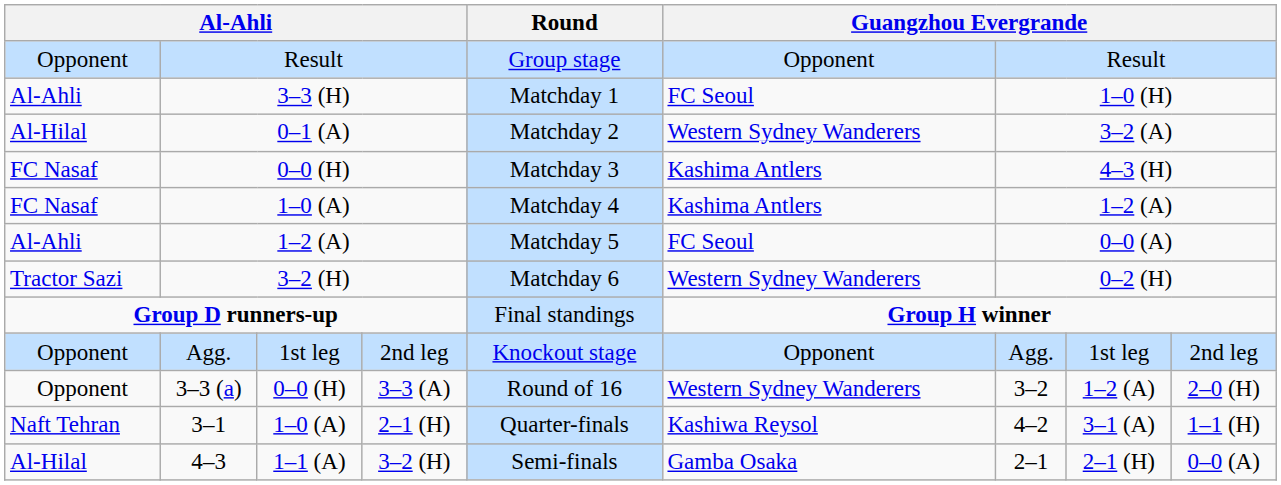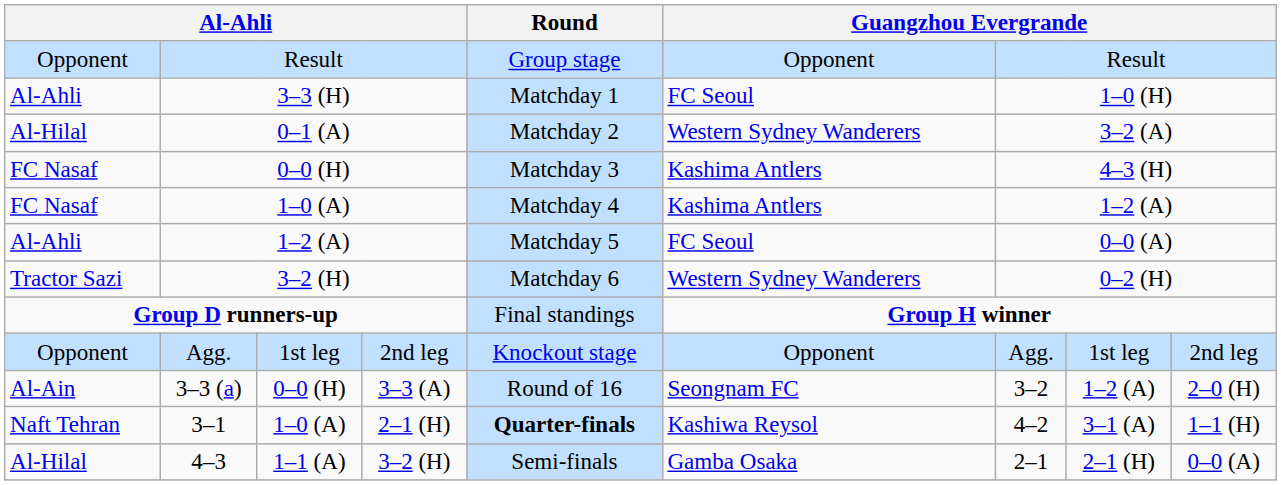(82, 388) Opponent -> (43, 388) Al-Ain
(794, 388) Western Sydney Wanderers -> (733, 388) Seongnam FC
(564, 424) normal -> (564, 424) bold
